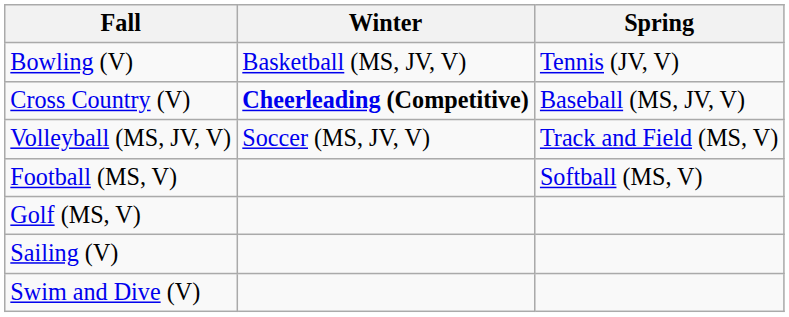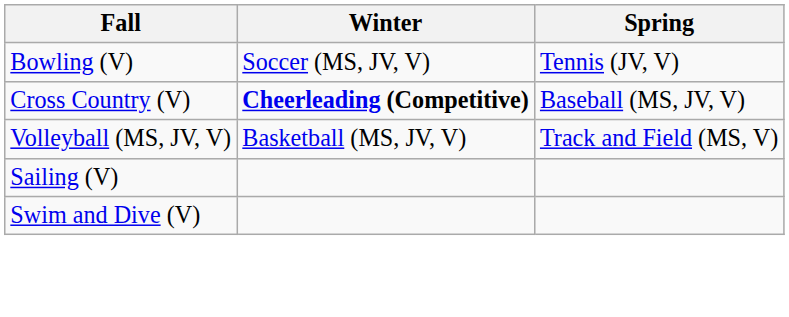(354, 61) Basketball (MS, JV, V) -> (336, 61) Soccer (MS, JV, V)
(336, 138) Soccer (MS, JV, V) -> (354, 138) Basketball (MS, JV, V)
- row: (94, 176)
- row: (76, 215)
